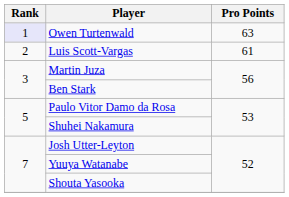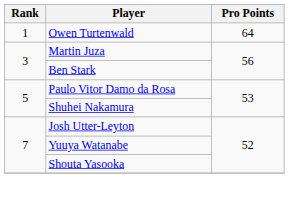(25, 32) lavender background -> (25, 32) no background
(248, 32) 63 -> (248, 32) 64
- row: (91, 51)
